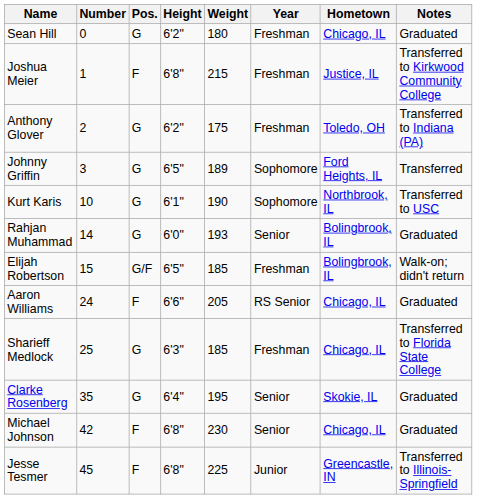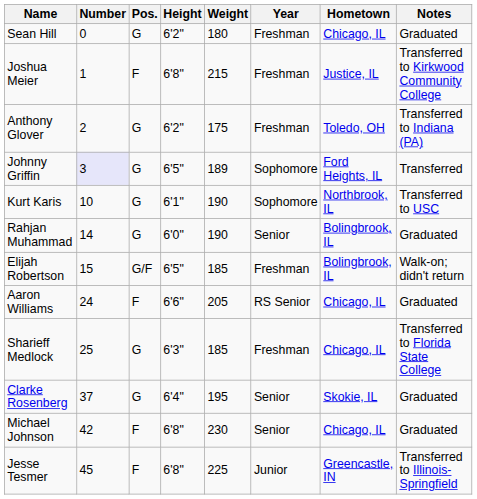(83, 168) no background -> (83, 168) lavender background
(218, 235) 193 -> (218, 235) 190
(86, 396) 35 -> (86, 396) 37
